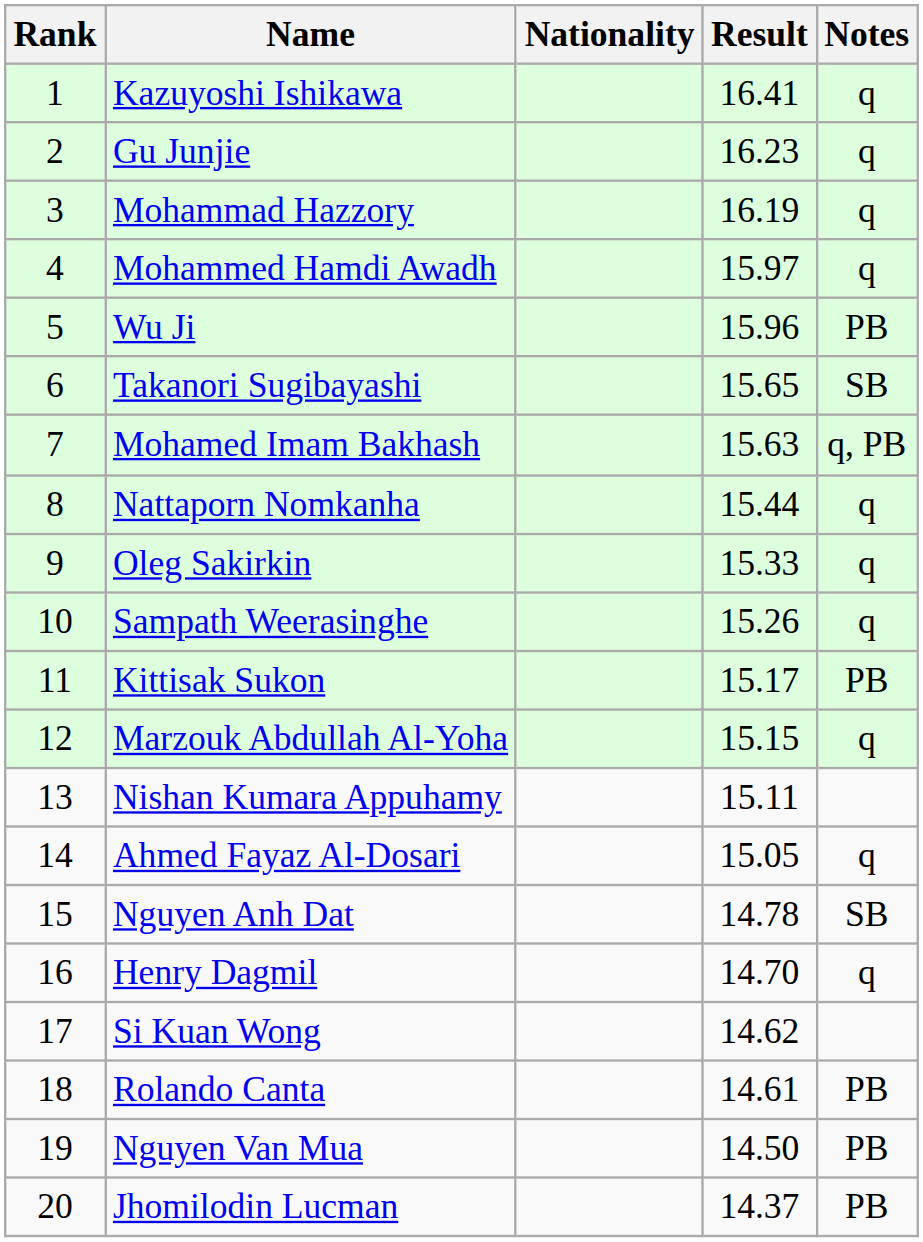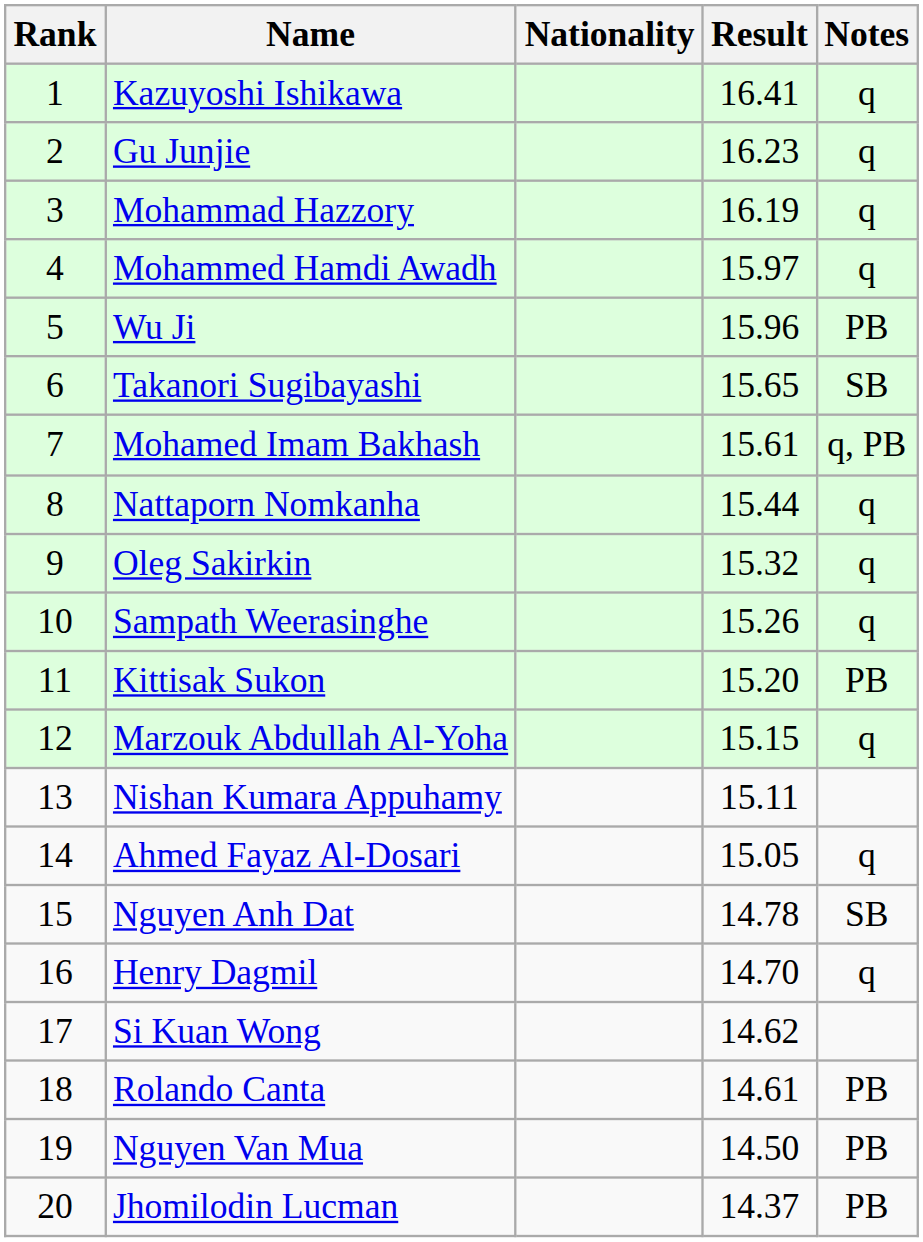(759, 444) 15.63 -> (759, 444) 15.61
(759, 561) 15.33 -> (759, 561) 15.32
(759, 679) 15.17 -> (759, 679) 15.20
